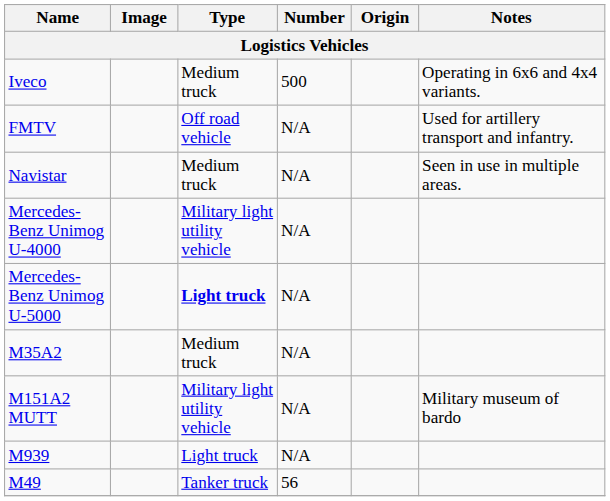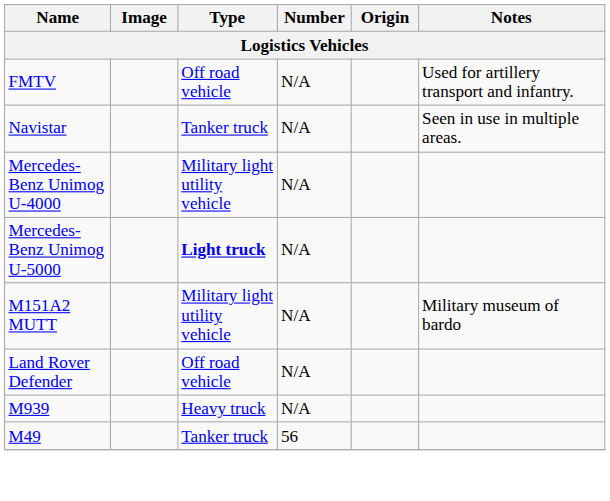- row: (27, 82)
(210, 174) Medium truck -> (225, 128) Tanker truck
- row: (35, 352)
+ row: (49, 371)
(220, 455) Light truck -> (223, 408) Heavy truck
